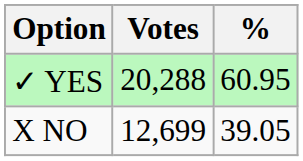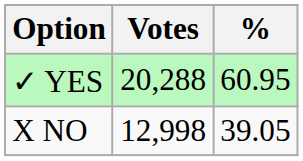(163, 130) 12,699 -> (163, 130) 12,998
